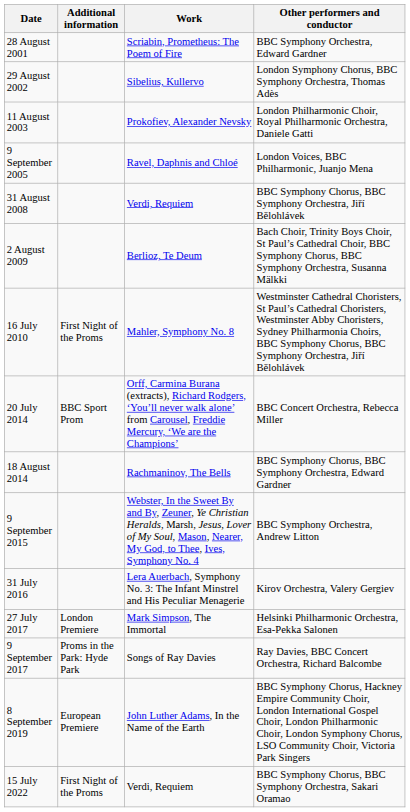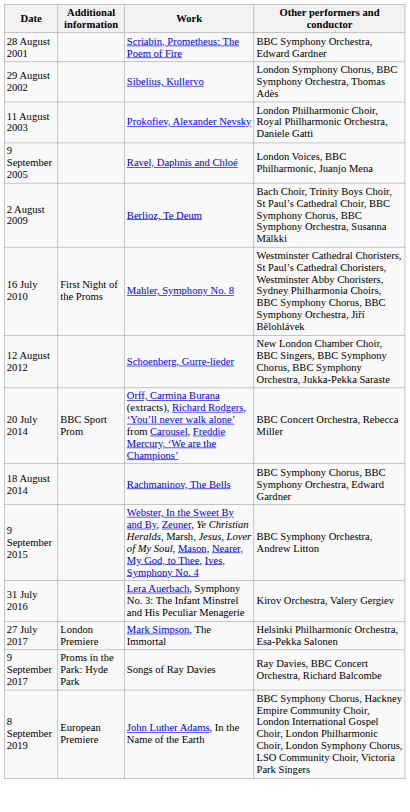- row: (28, 203)
+ row: (28, 361)
- row: (22, 786)
